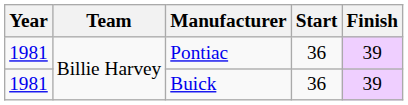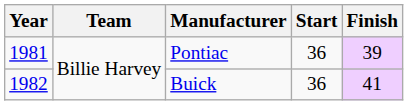(28, 84) 1981 -> (28, 84) 1982
(372, 84) 39 -> (372, 84) 41
